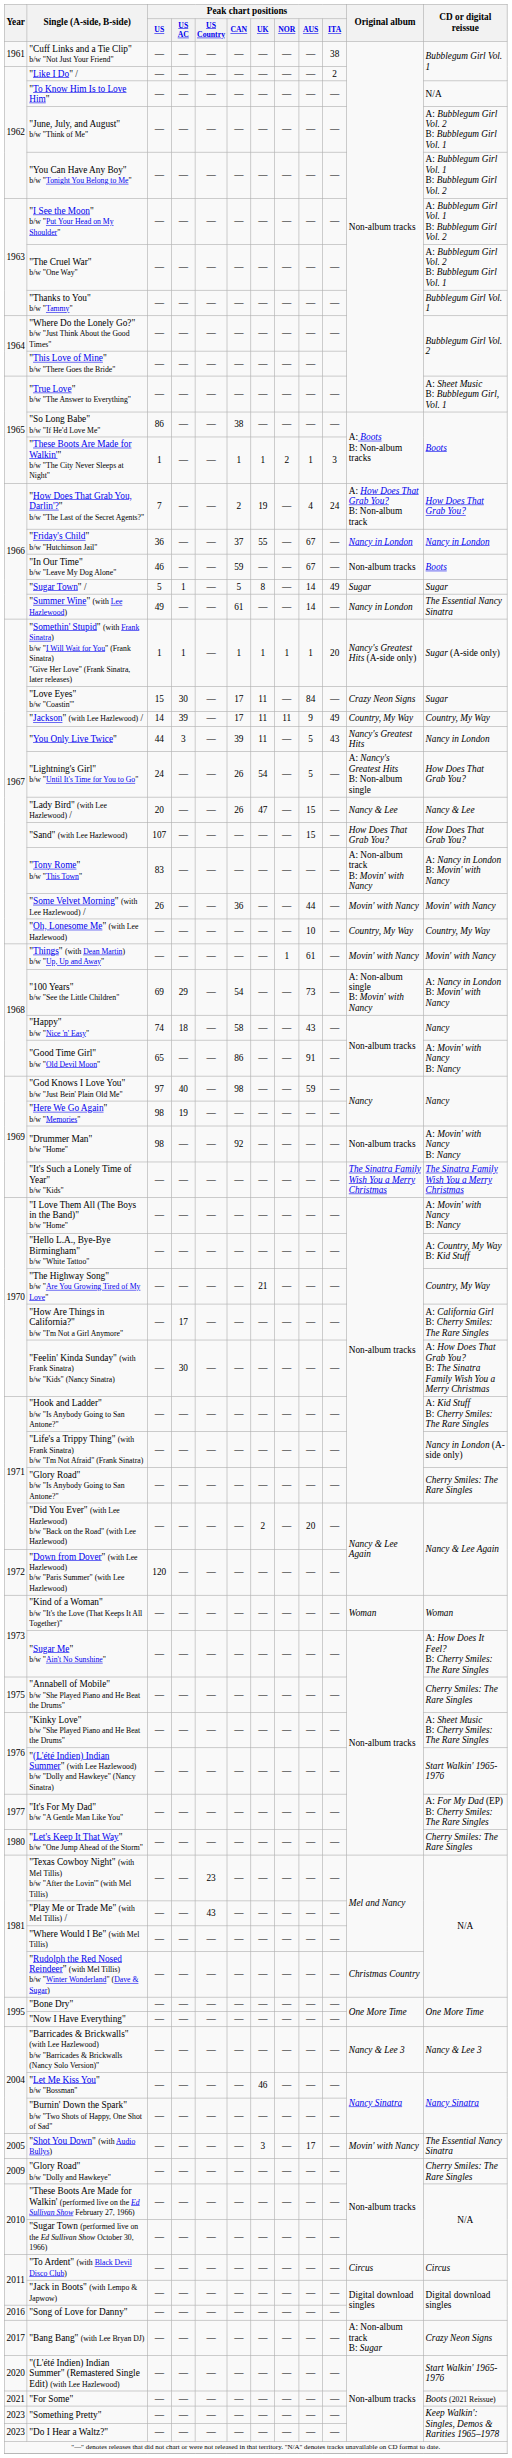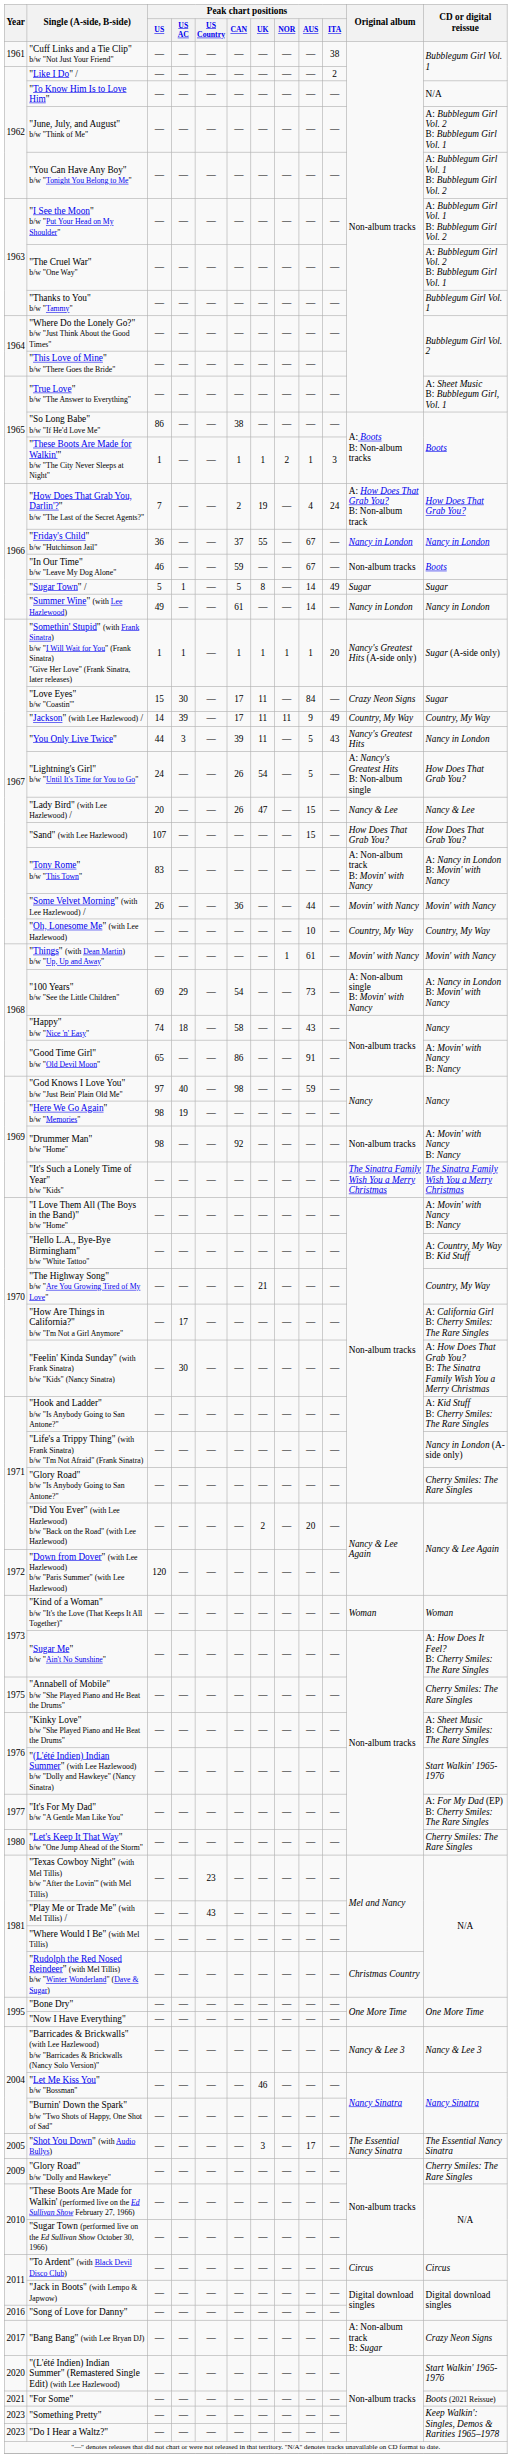(464, 606) The Essential Nancy Sinatra -> (458, 606) Nancy in London
(384, 2146) Movin' with Nancy -> (375, 2146) The Essential Nancy Sinatra
